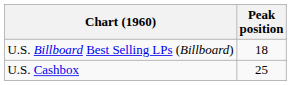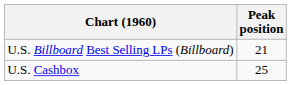(262, 49) 18 -> (262, 49) 21
